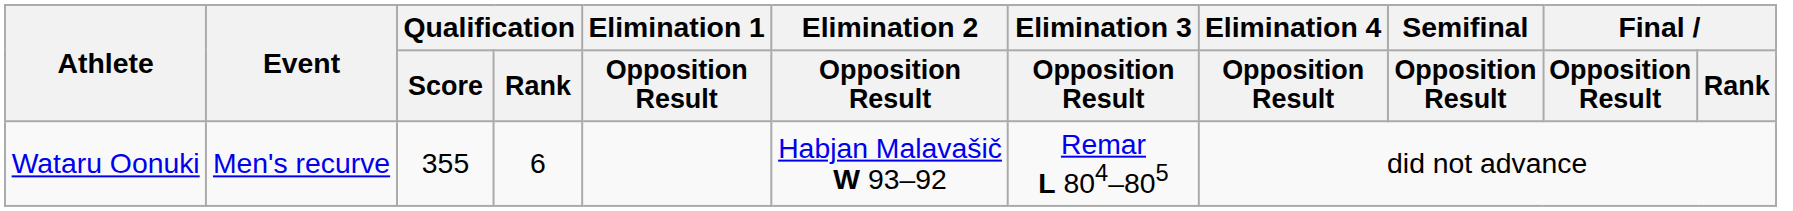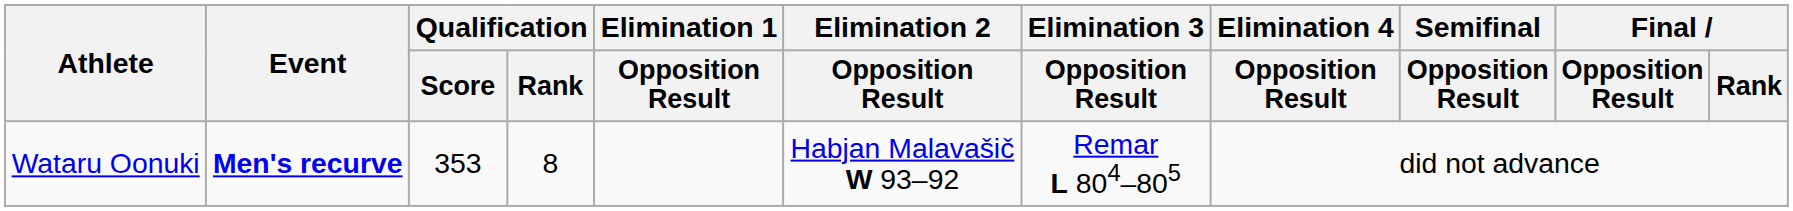(302, 164) normal -> (308, 164) bold
(446, 164) 355 -> (458, 164) 353
(538, 164) 6 -> (550, 164) 8
